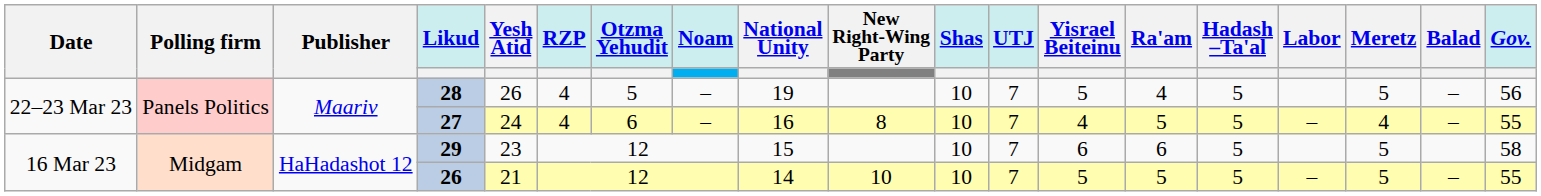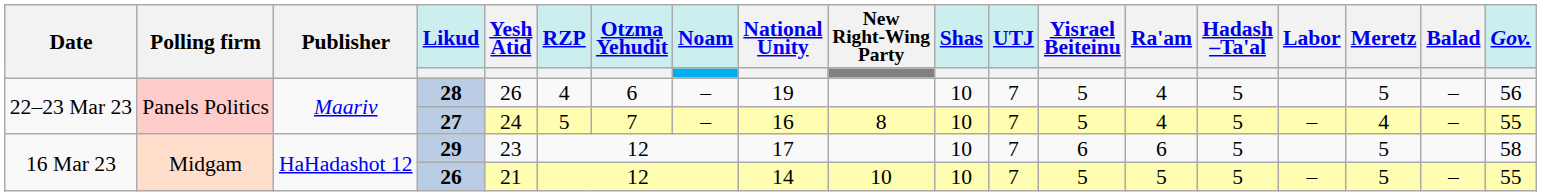(632, 93) 5 -> (632, 93) 6
(564, 121) 4 -> (564, 121) 5
(632, 121) 6 -> (632, 121) 7
(1082, 121) 4 -> (1082, 121) 5
(1161, 121) 5 -> (1161, 121) 4
(783, 149) 15 -> (783, 149) 17
